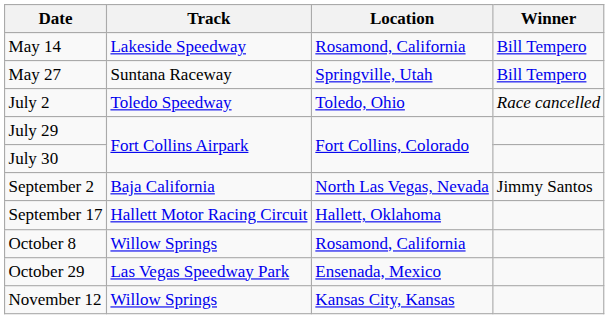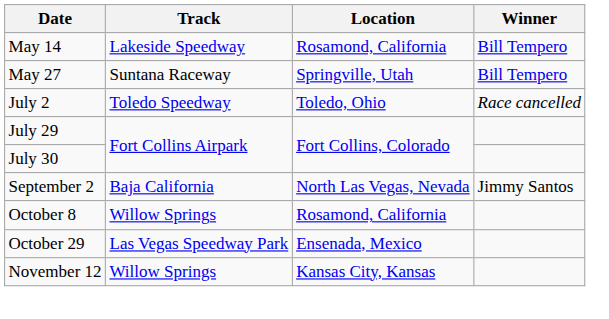- row: (56, 215)
